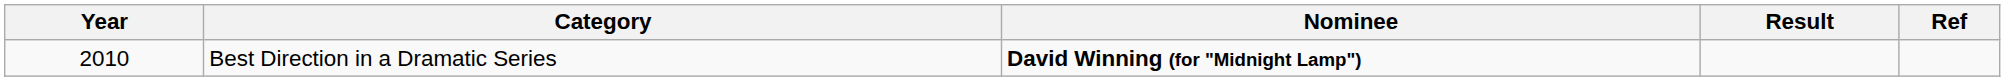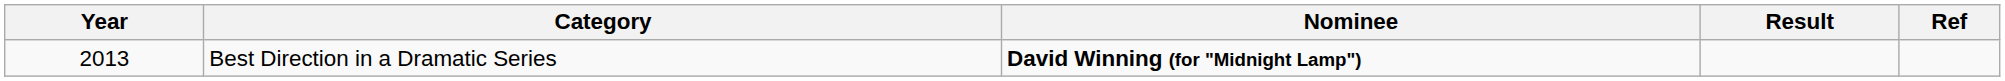(104, 57) 2010 -> (104, 57) 2013
